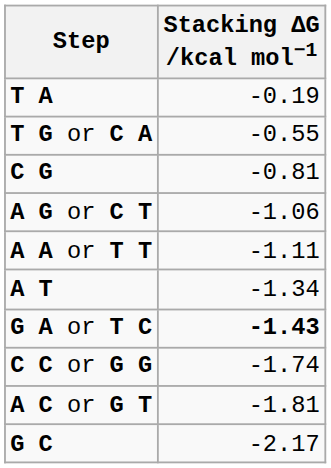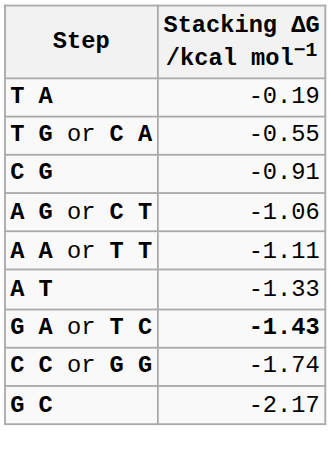(284, 174) -0.81 -> (284, 174) -0.91
(284, 290) -1.34 -> (284, 290) -1.33
- row: (81, 405)
